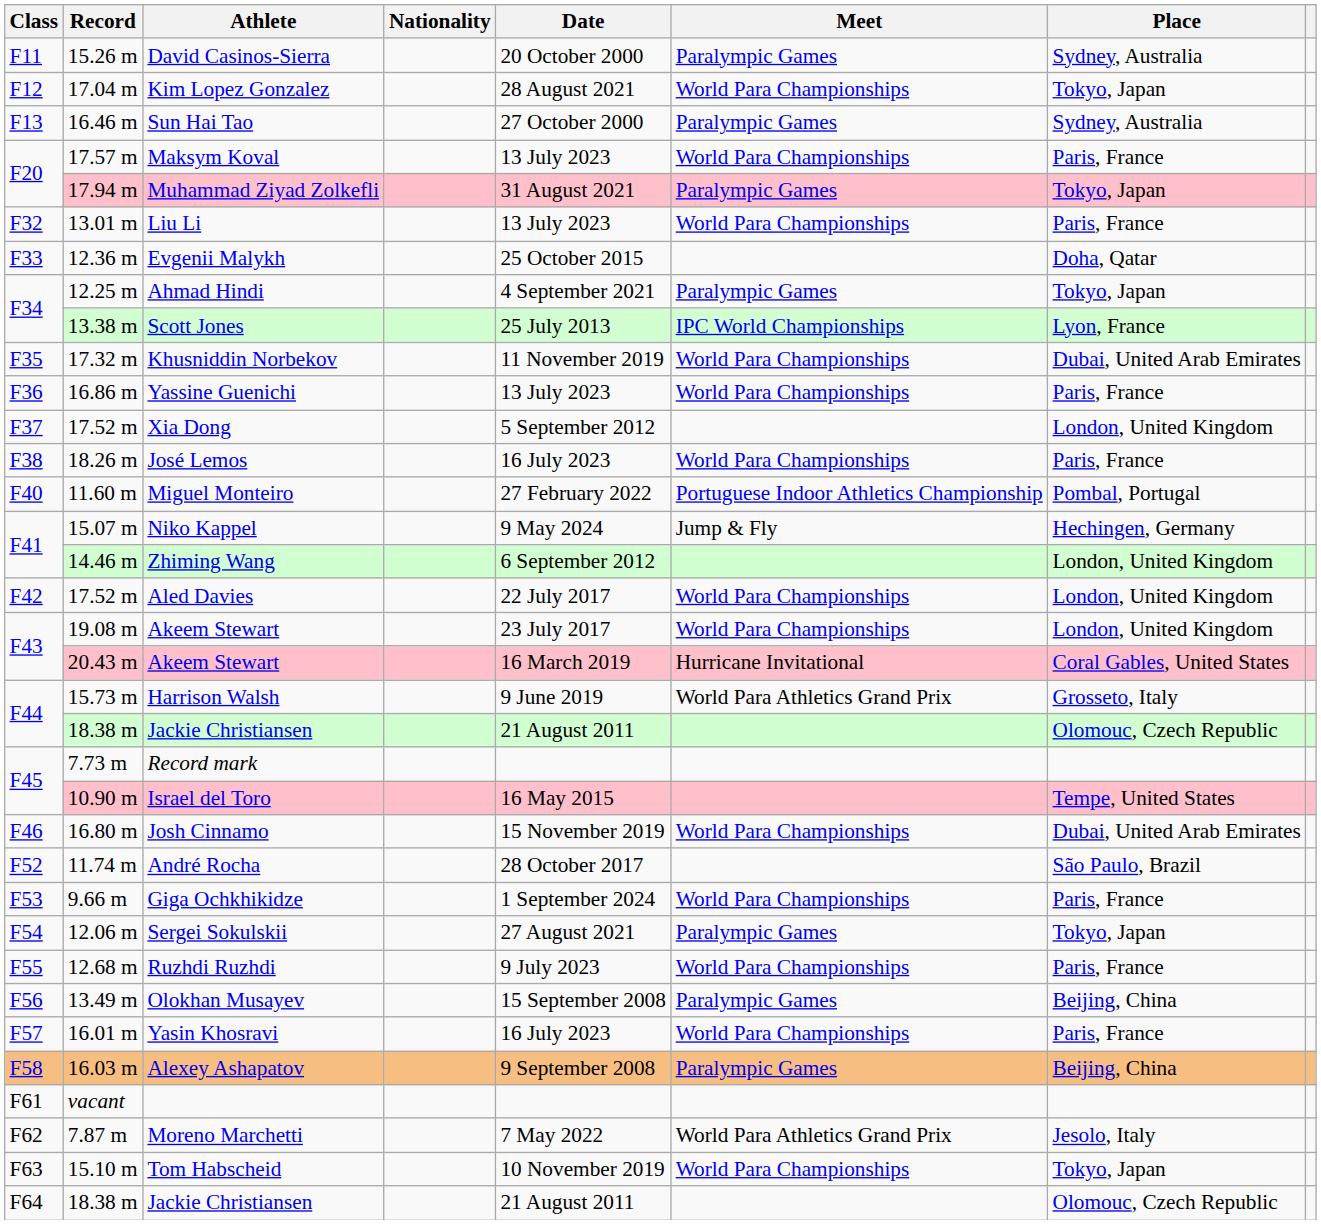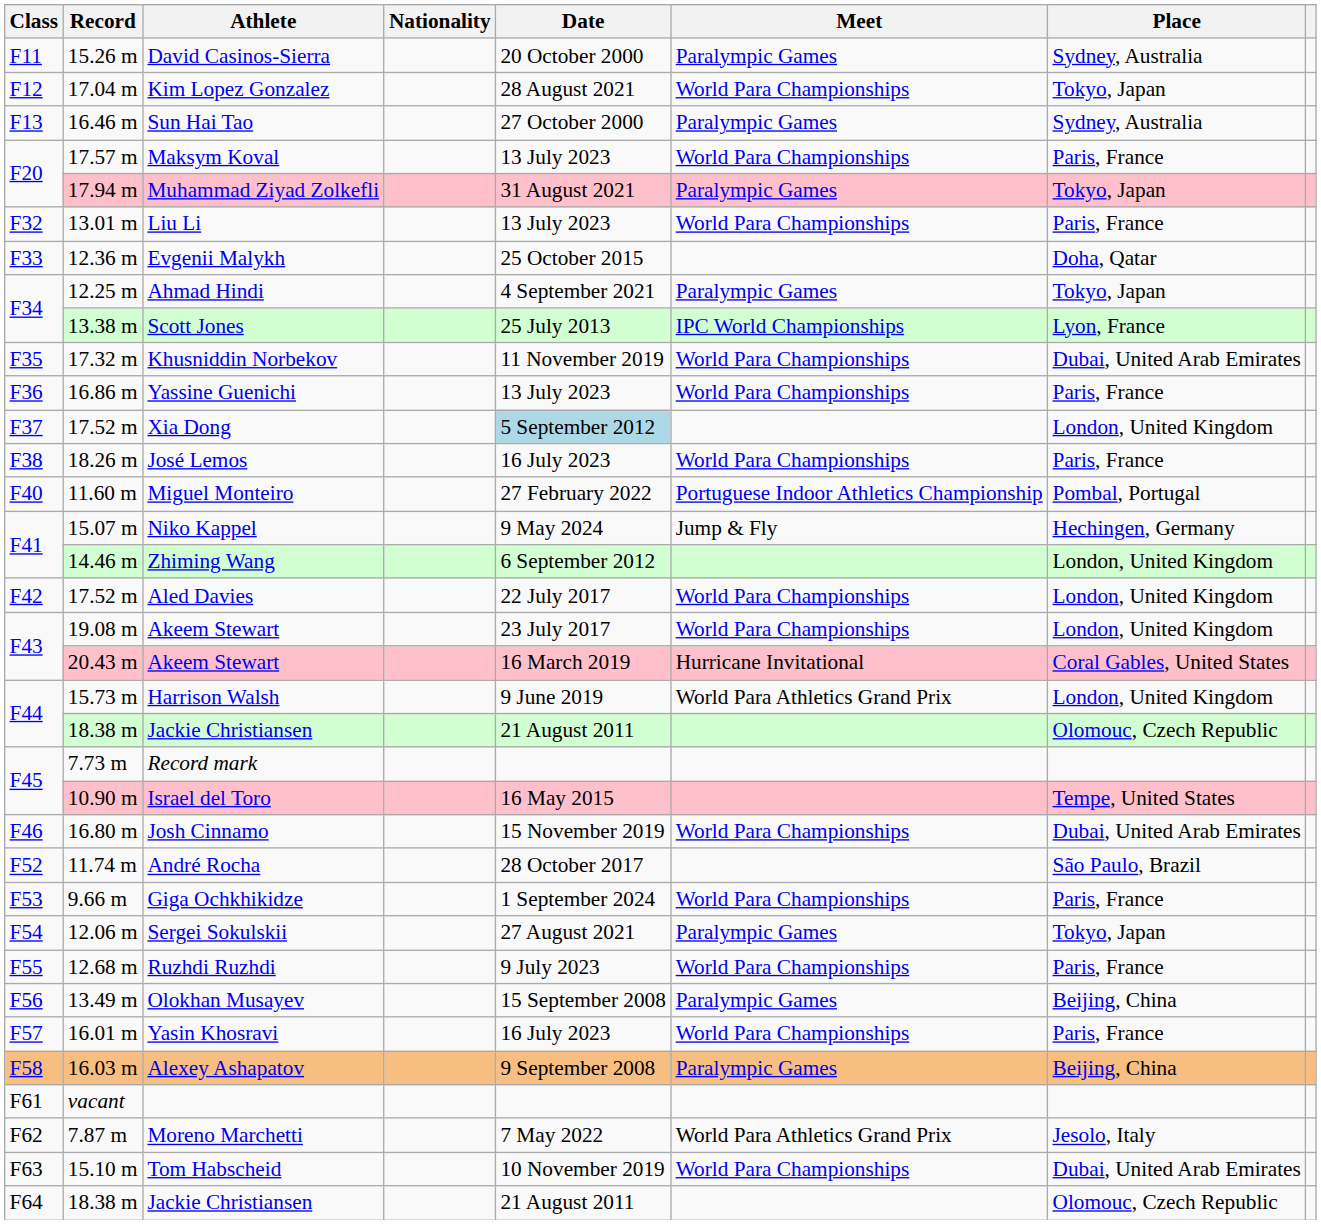(578, 426) no background -> (578, 426) lightblue background
(1115, 696) Grosseto, Italy -> (1163, 696) London, United Kingdom
(1109, 1168) Tokyo, Japan -> (1177, 1168) Dubai, United Arab Emirates
